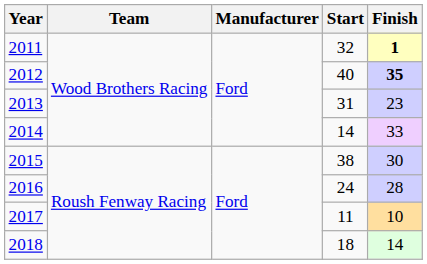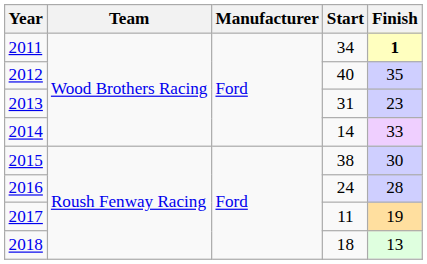(345, 47) 32 -> (345, 47) 34
(395, 75) bold -> (395, 75) normal
(395, 216) 10 -> (395, 216) 19
(395, 245) 14 -> (395, 245) 13
